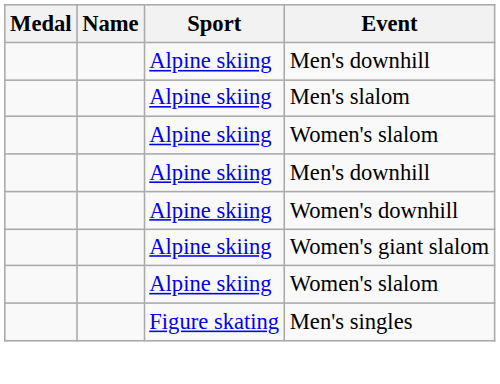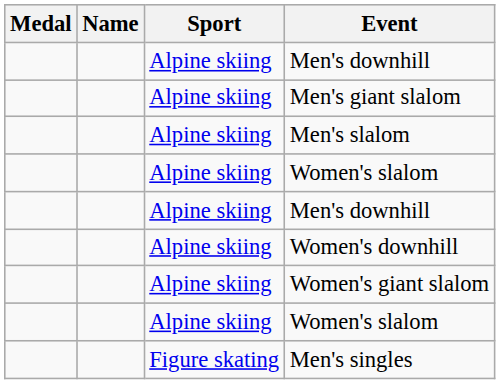+ row: (210, 98)
